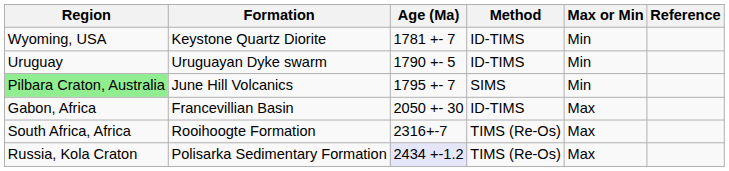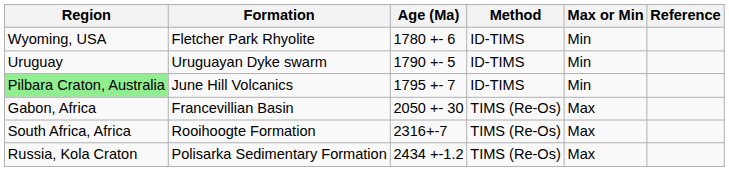+ row: (243, 39)
- row: (249, 39)
(488, 85) SIMS -> (497, 85) ID-TIMS
(497, 108) ID-TIMS -> (516, 108) TIMS (Re-Os)
(429, 154) lavender background -> (429, 154) no background
